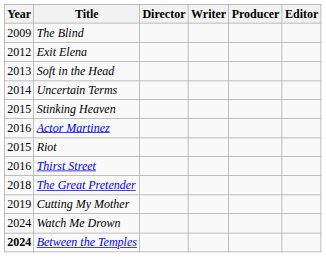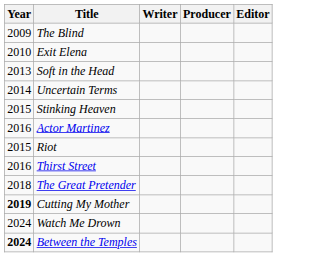- column: (164, 14)
(19, 52) 2012 -> (19, 52) 2010
(19, 204) normal -> (19, 204) bold
